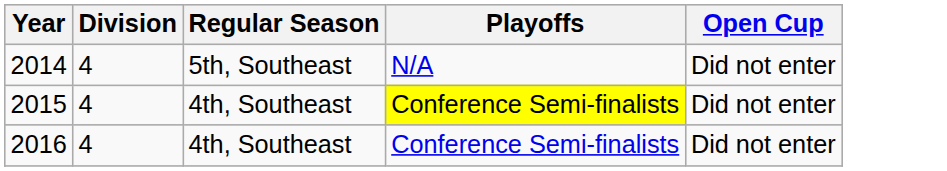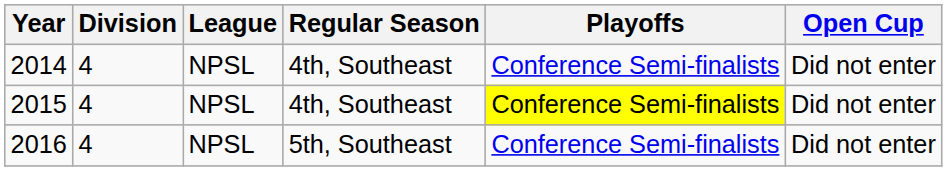+ column: (233, 24)
(270, 64) 5th, Southeast -> (370, 64) 4th, Southeast
(412, 64) N/A -> (635, 64) Conference Semi-finalists
(270, 144) 4th, Southeast -> (370, 144) 5th, Southeast
